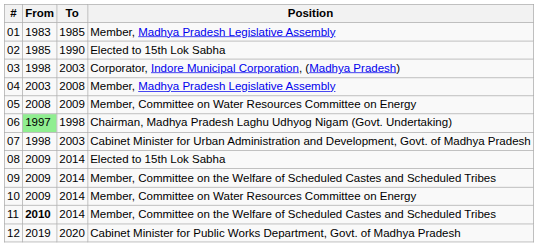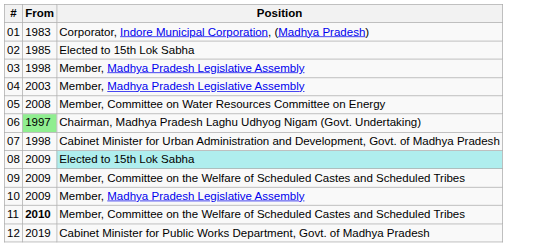- column: (72, 13)
(213, 31) Member, Madhya Pradesh Legislative Assembly -> (214, 31) Corporator, Indore Municipal Corporation, (Madhya Pradesh)
(245, 68) Corporator, Indore Municipal Corporation, (Madhya Pradesh) -> (182, 68) Member, Madhya Pradesh Legislative Assembly
(158, 159) no background -> (127, 159) paleturquoise background
(253, 196) Member, Committee on Water Resources Committee on Energy -> (182, 196) Member, Madhya Pradesh Legislative Assembly
